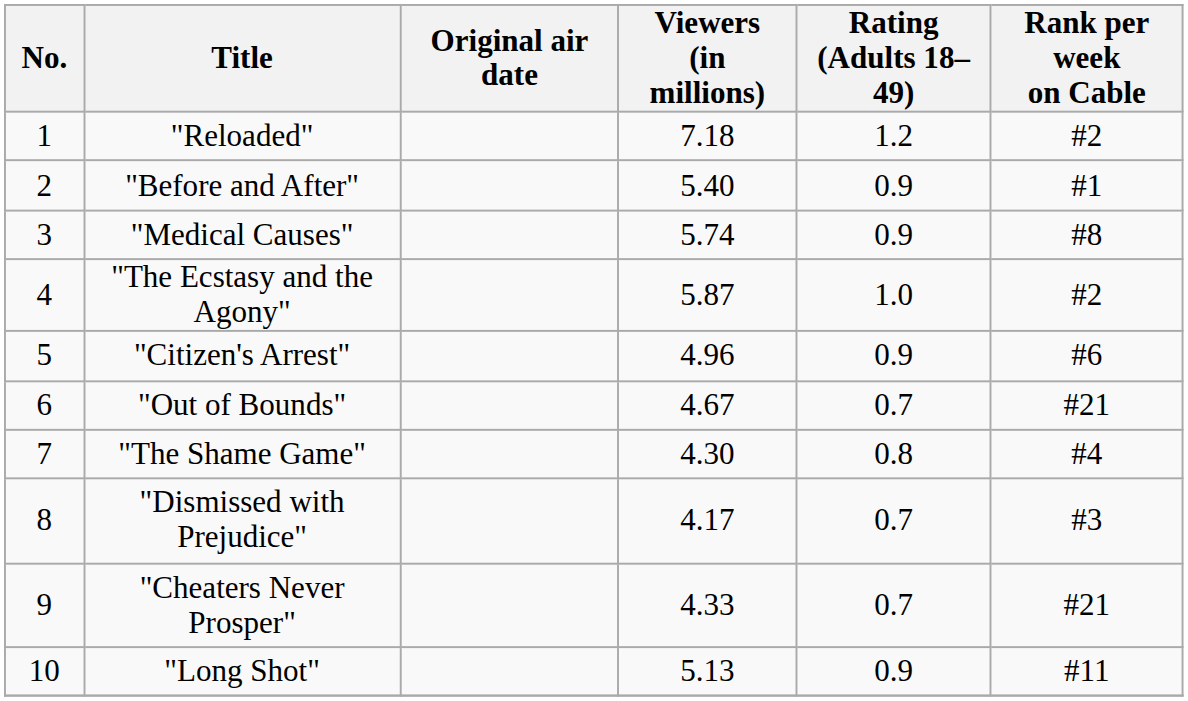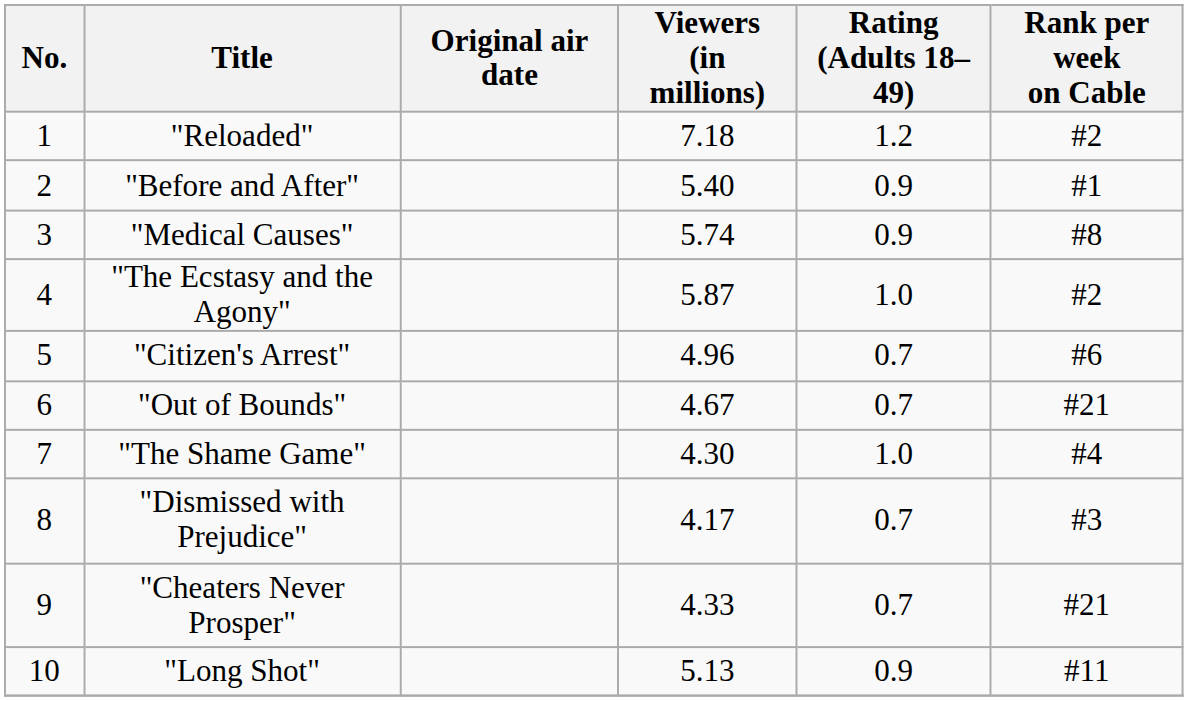(894, 355) 0.9 -> (894, 355) 0.7
(894, 453) 0.8 -> (894, 453) 1.0
